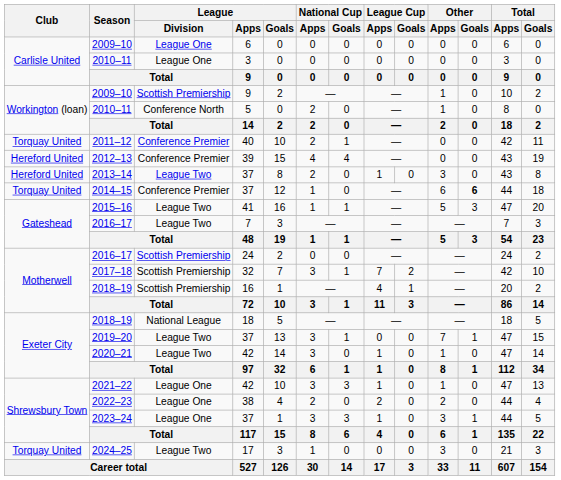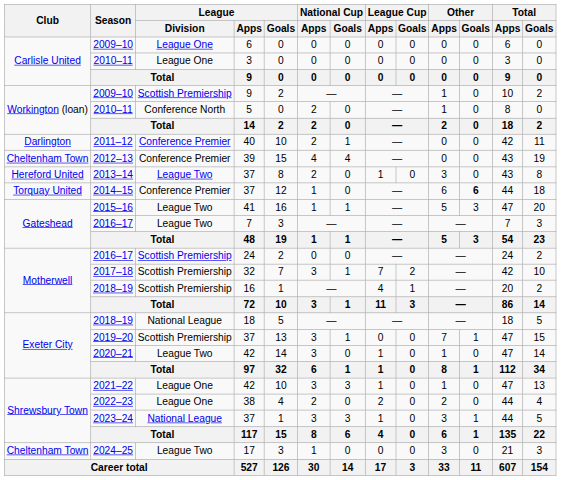(47, 142) Torquay United -> (48, 142) Darlington
(47, 158) Hereford United -> (48, 158) Cheltenham Town
(184, 337) League Two -> (185, 337) Scottish Premiership
(184, 418) League One -> (185, 418) National League
(47, 451) Torquay United -> (48, 451) Cheltenham Town
